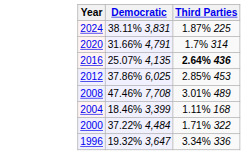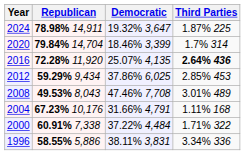+ column: (69, 13)
(139, 29) 38.11% 3,831 -> (139, 29) 19.32% 3,647
(139, 45) 31.66% 4,791 -> (139, 45) 18.46% 3,399
(139, 109) 18.46% 3,399 -> (139, 109) 31.66% 4,791
(139, 142) 19.32% 3,647 -> (139, 142) 38.11% 3,831
